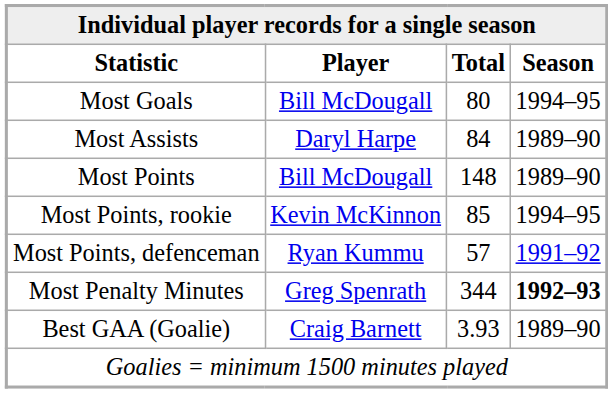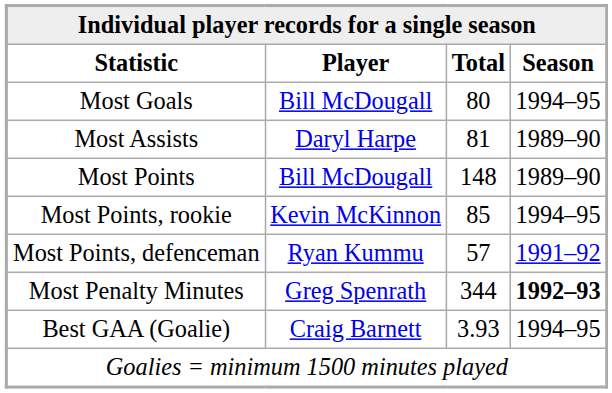(478, 139) 84 -> (478, 139) 81
(558, 329) 1989–90 -> (558, 329) 1994–95
